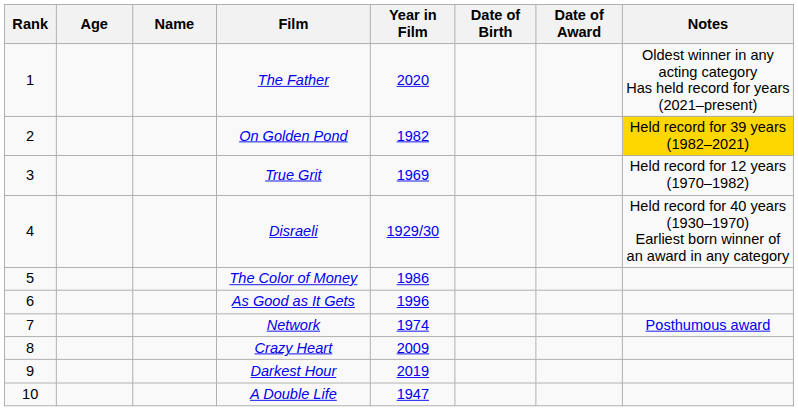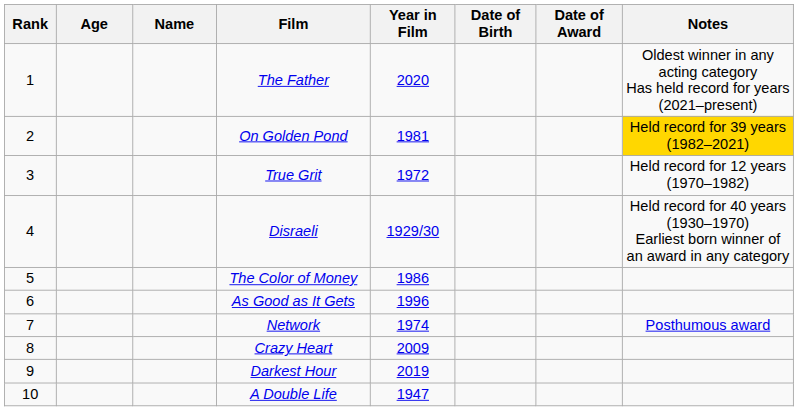(413, 135) 1982 -> (413, 135) 1981
(413, 175) 1969 -> (413, 175) 1972
